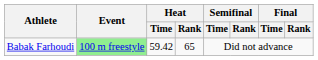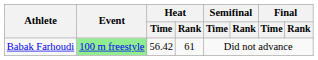(161, 47) 59.42 -> (161, 47) 56.42
(190, 47) 65 -> (190, 47) 61
